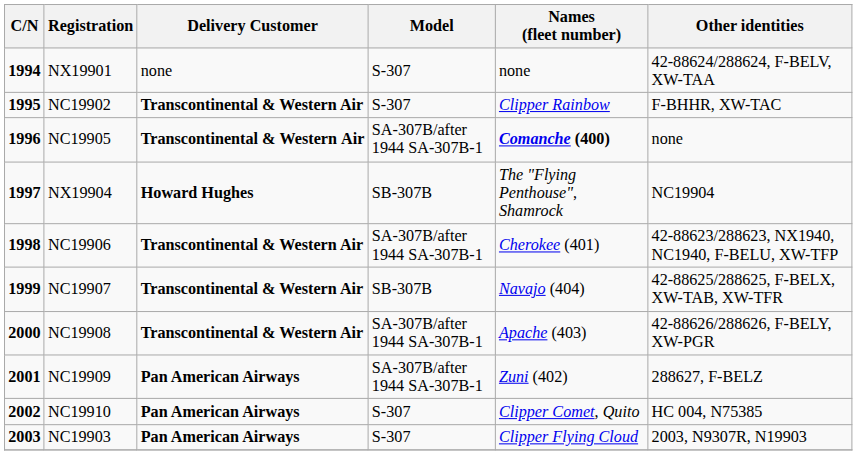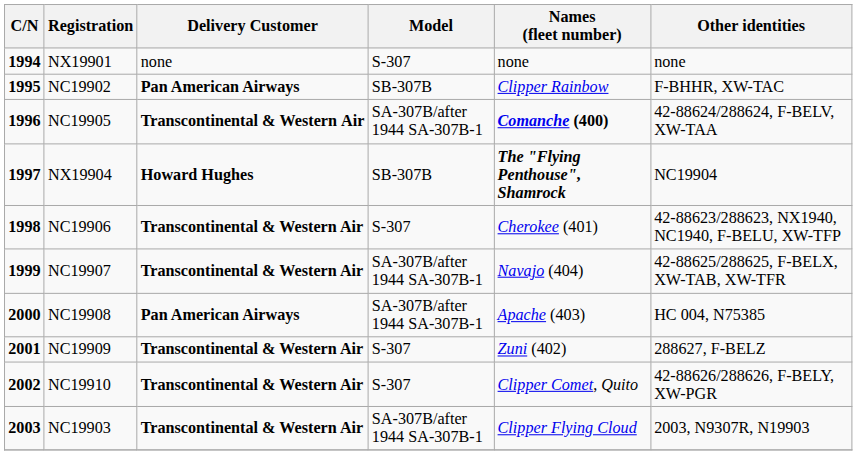(742, 70) 42-88624/288624, F-BELV, XW-TAA -> (670, 61) none
(252, 104) Transcontinental & Western Air -> (220, 86) Pan American Airways
(391, 104) S-307 -> (402, 86) SB-307B
(667, 139) none -> (744, 121) 42-88624/288624, F-BELV, XW-TAA
(538, 192) normal -> (539, 174) bold
(427, 245) SA-307B/after 1944 SA-307B-1 -> (391, 227) S-307
(402, 289) SB-307B -> (427, 271) SA-307B/after 1944 SA-307B-1
(252, 333) Transcontinental & Western Air -> (220, 314) Pan American Airways
(742, 333) 42-88626/288626, F-BELY, XW-PGR -> (710, 314) HC 004, N75385
(220, 376) Pan American Airways -> (252, 349) Transcontinental & Western Air
(427, 376) SA-307B/after 1944 SA-307B-1 -> (391, 349) S-307
(220, 411) Pan American Airways -> (252, 384) Transcontinental & Western Air
(707, 411) HC 004, N75385 -> (744, 384) 42-88626/288626, F-BELY, XW-PGR
(220, 437) Pan American Airways -> (252, 428) Transcontinental & Western Air
(391, 437) S-307 -> (427, 428) SA-307B/after 1944 SA-307B-1
